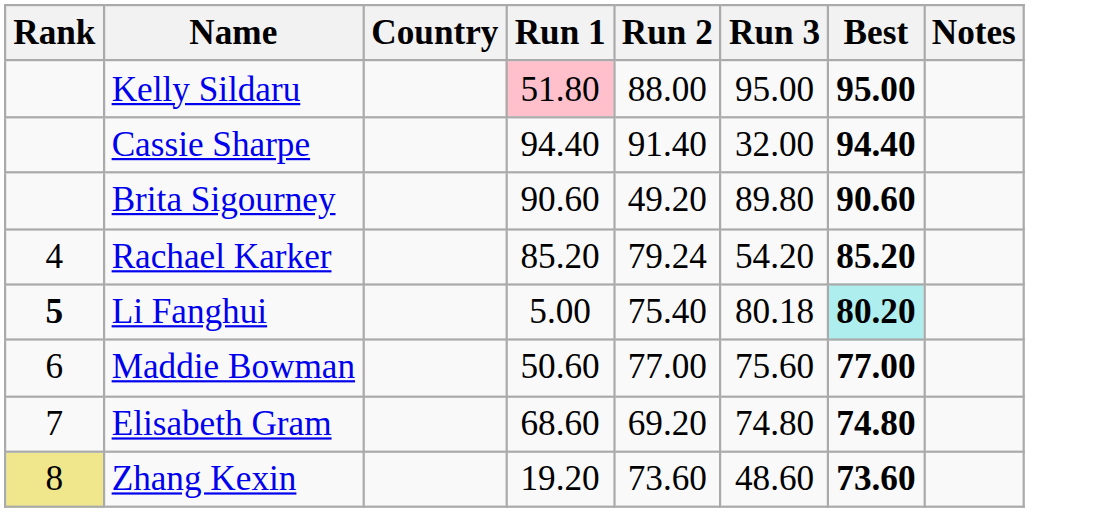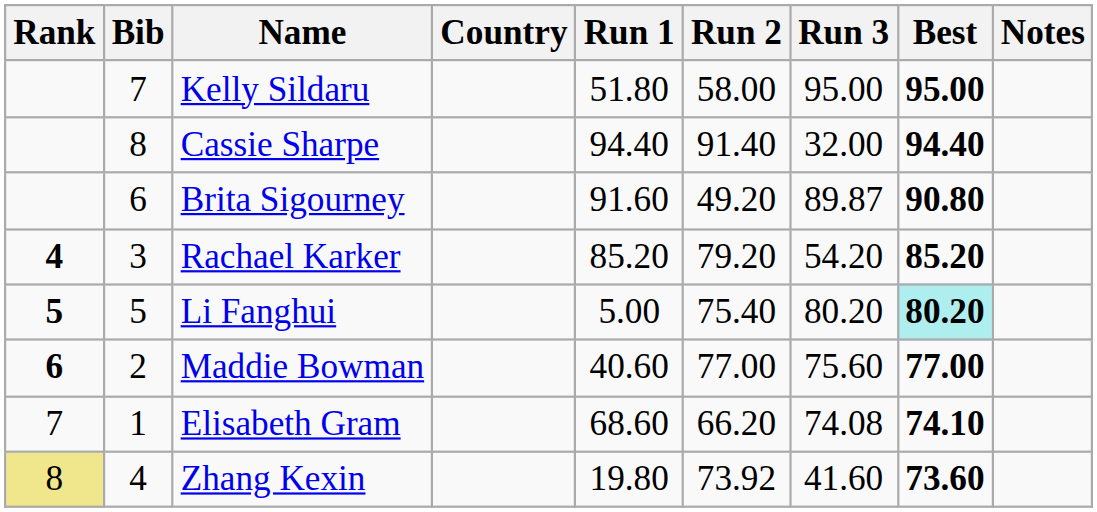+ column: (138, 32)
(560, 88) pink background -> (629, 88) no background
(667, 88) 88.00 -> (736, 88) 58.00
(560, 199) 90.60 -> (629, 199) 91.60
(775, 199) 89.80 -> (844, 199) 89.87
(876, 199) 90.60 -> (945, 199) 90.80
(54, 255) normal -> (54, 255) bold
(667, 255) 79.24 -> (736, 255) 79.20
(775, 311) 80.18 -> (844, 311) 80.20
(54, 367) normal -> (54, 367) bold
(560, 367) 50.60 -> (629, 367) 40.60
(667, 423) 69.20 -> (736, 423) 66.20
(775, 423) 74.80 -> (844, 423) 74.08
(876, 423) 74.80 -> (945, 423) 74.10
(560, 479) 19.20 -> (629, 479) 19.80
(667, 479) 73.60 -> (736, 479) 73.92
(775, 479) 48.60 -> (844, 479) 41.60
